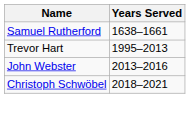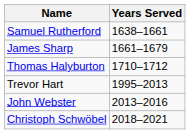+ row: (40, 48)
+ row: (56, 66)
